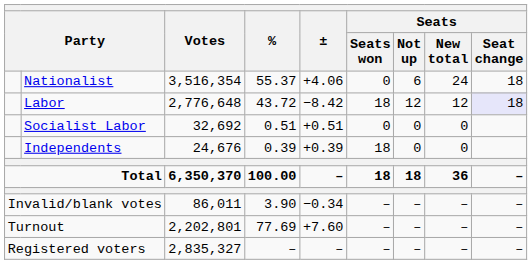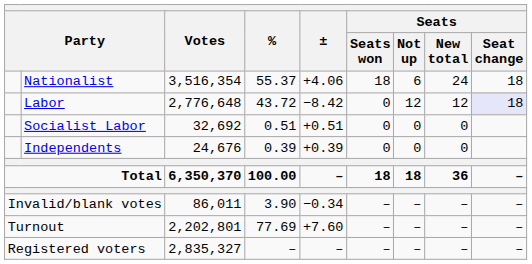(386, 82) 0 -> (382, 82) 18
(382, 104) 18 -> (386, 104) 0
(382, 148) 18 -> (386, 148) 0
